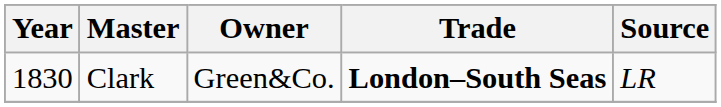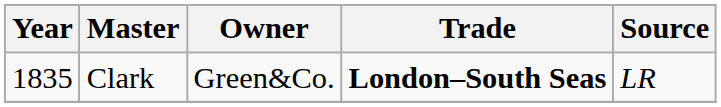(42, 76) 1830 -> (42, 76) 1835
